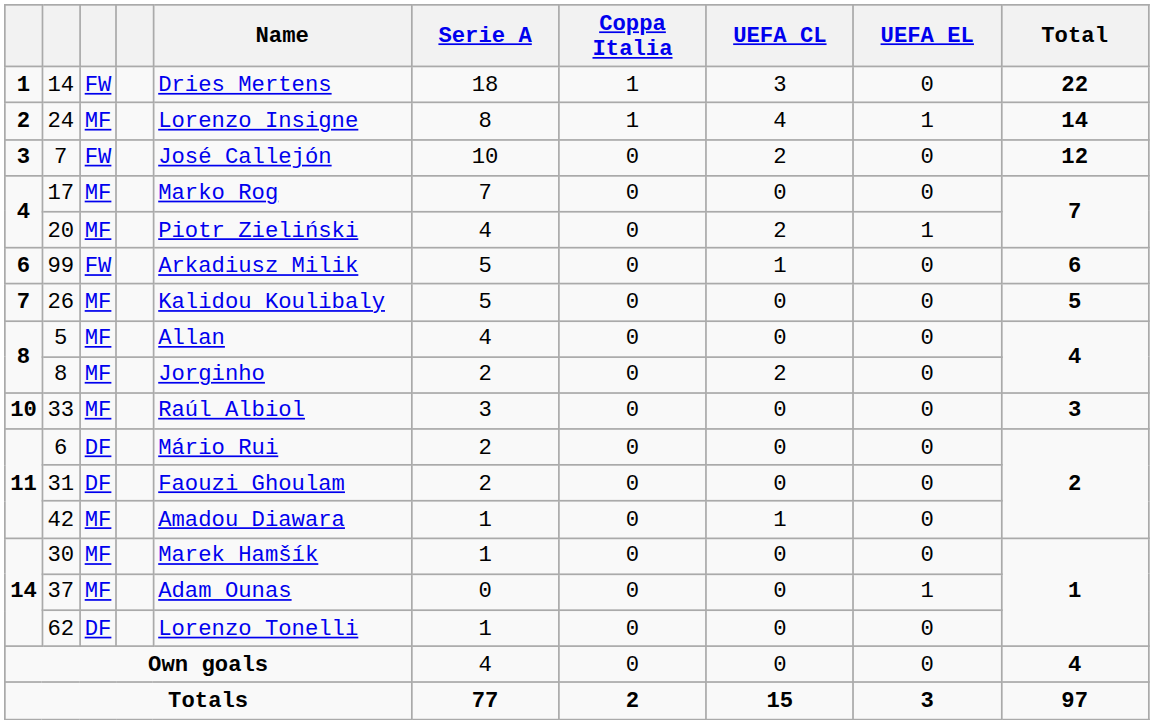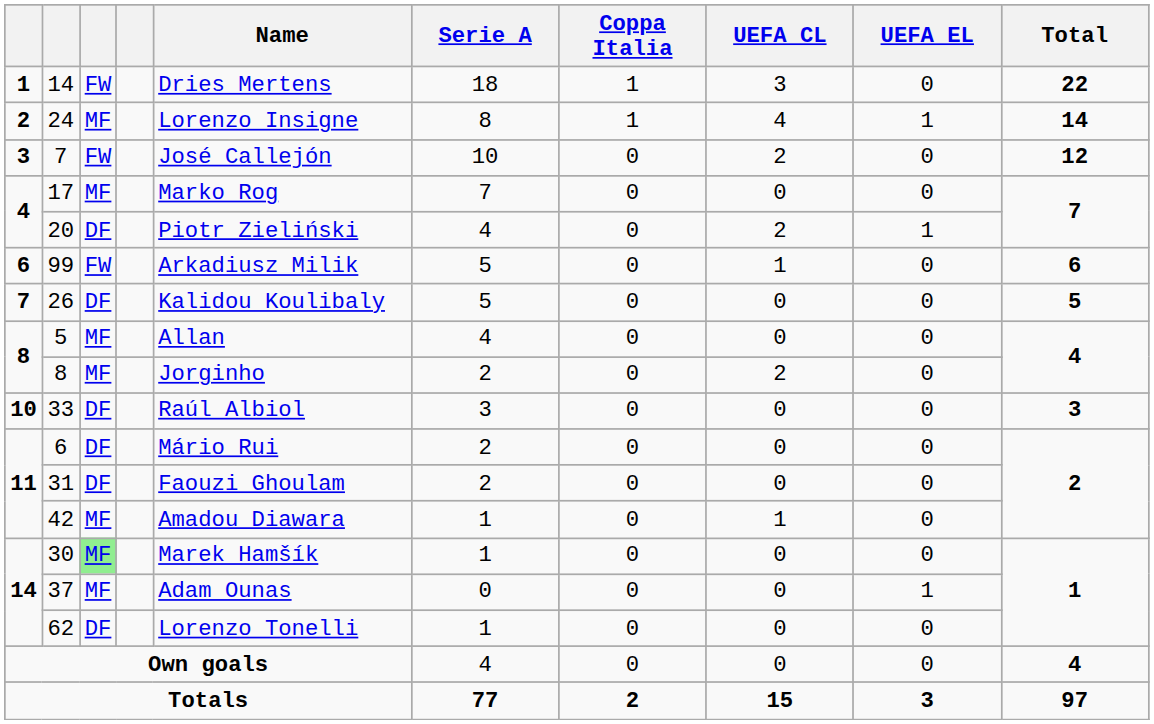(98, 230) MF -> (98, 230) DF
(98, 302) MF -> (98, 302) DF
(98, 411) MF -> (98, 411) DF
(98, 556) no background -> (98, 556) lightgreen background
